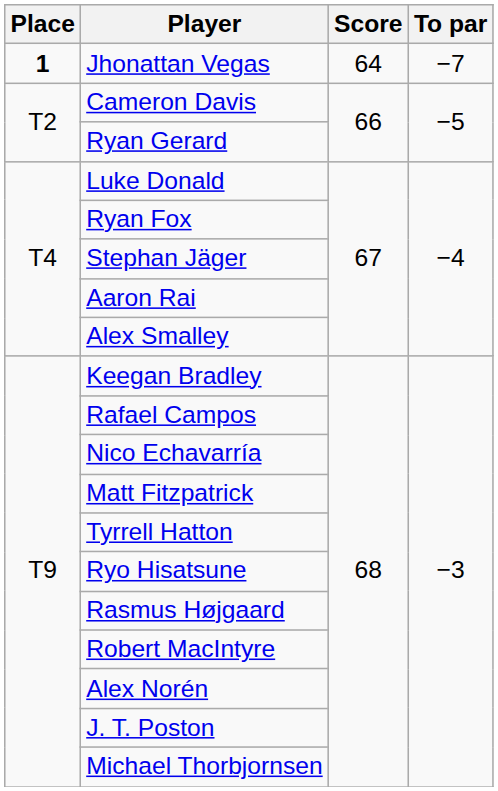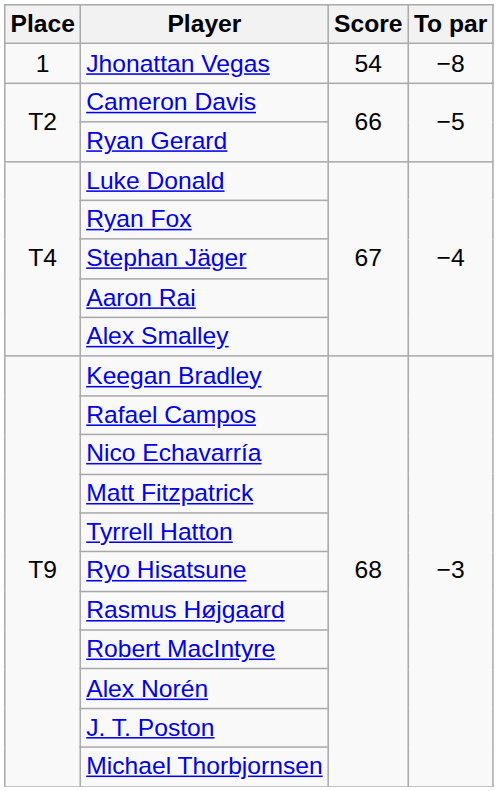(43, 63) bold -> (43, 63) normal
(368, 63) 64 -> (368, 63) 54
(451, 63) −7 -> (451, 63) −8
